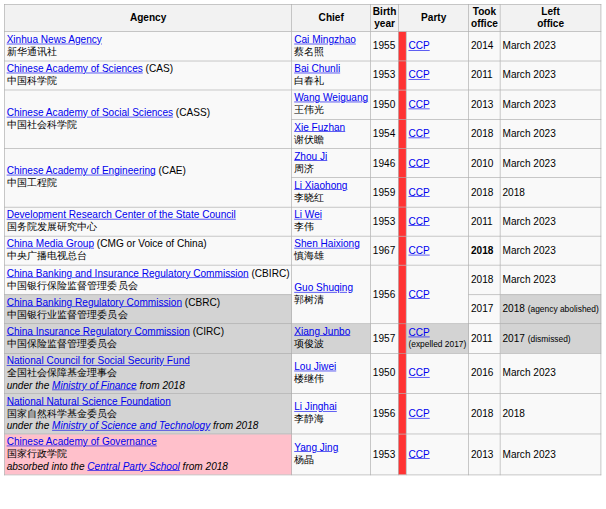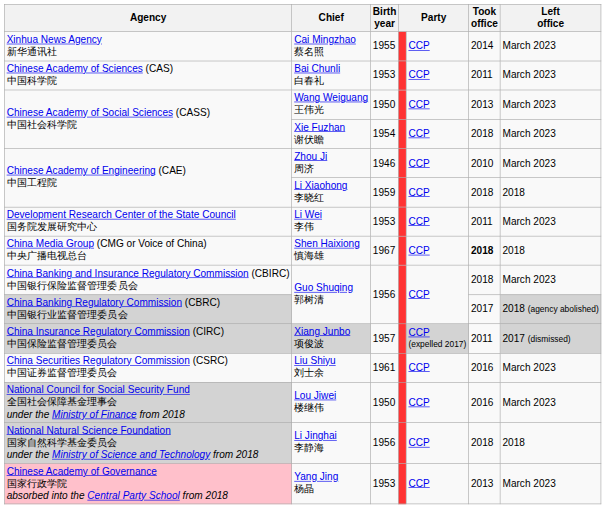(529, 250) March 2023 -> (514, 250) 2018
+ row: (117, 367)
